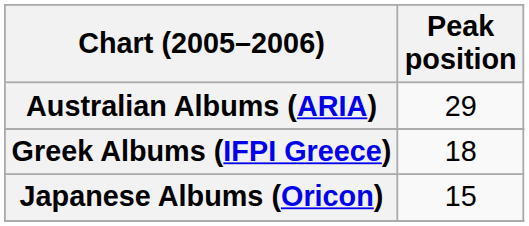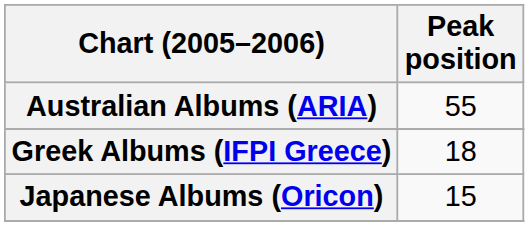(461, 105) 29 -> (461, 105) 55
